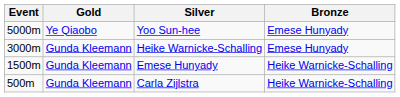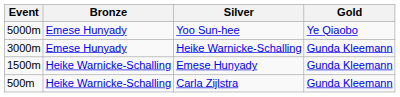columns swapped: (89, 13) <-> (330, 13)
